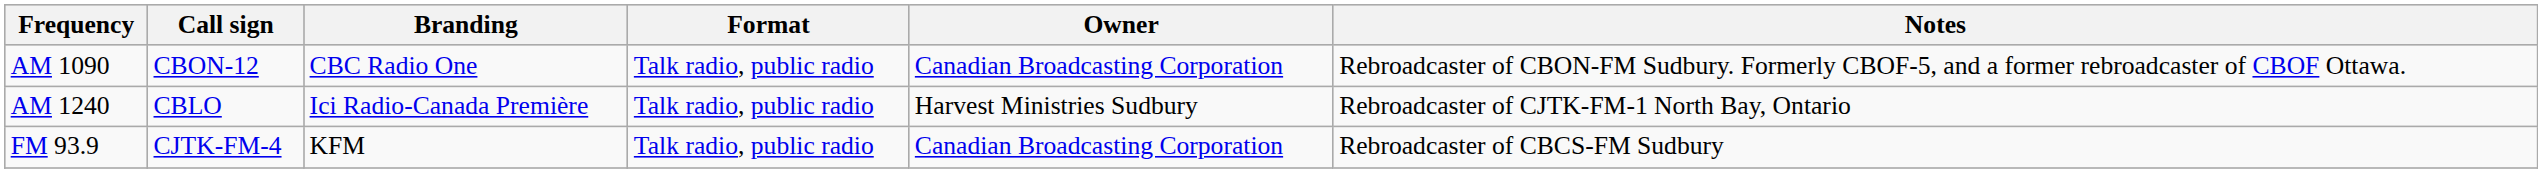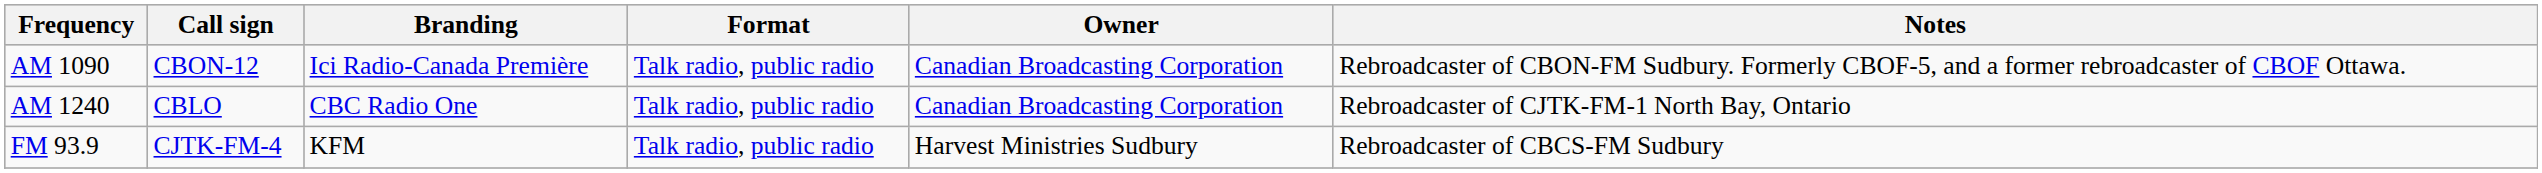(394, 65) CBC Radio One -> (449, 65) Ici Radio-Canada Première
(449, 106) Ici Radio-Canada Première -> (394, 106) CBC Radio One
(1056, 106) Harvest Ministries Sudbury -> (1099, 106) Canadian Broadcasting Corporation
(1099, 146) Canadian Broadcasting Corporation -> (1056, 146) Harvest Ministries Sudbury
